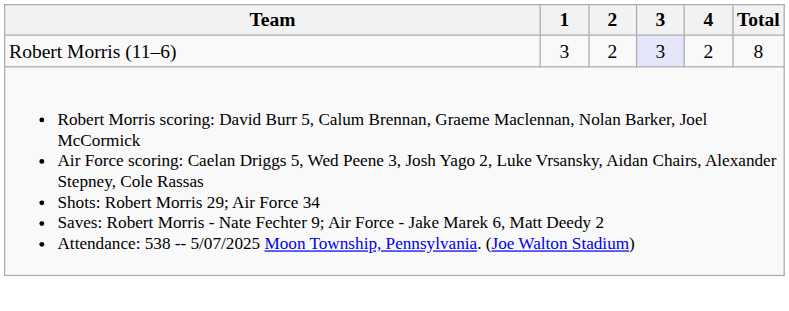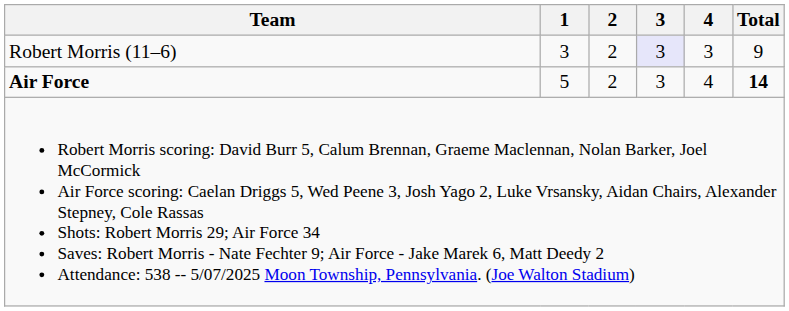(708, 50) 2 -> (708, 50) 3
(758, 50) 8 -> (758, 50) 9
+ row: (49, 81)
